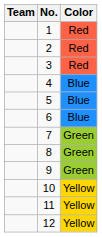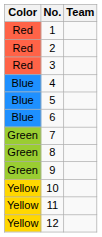columns swapped: (79, 13) <-> (21, 13)
